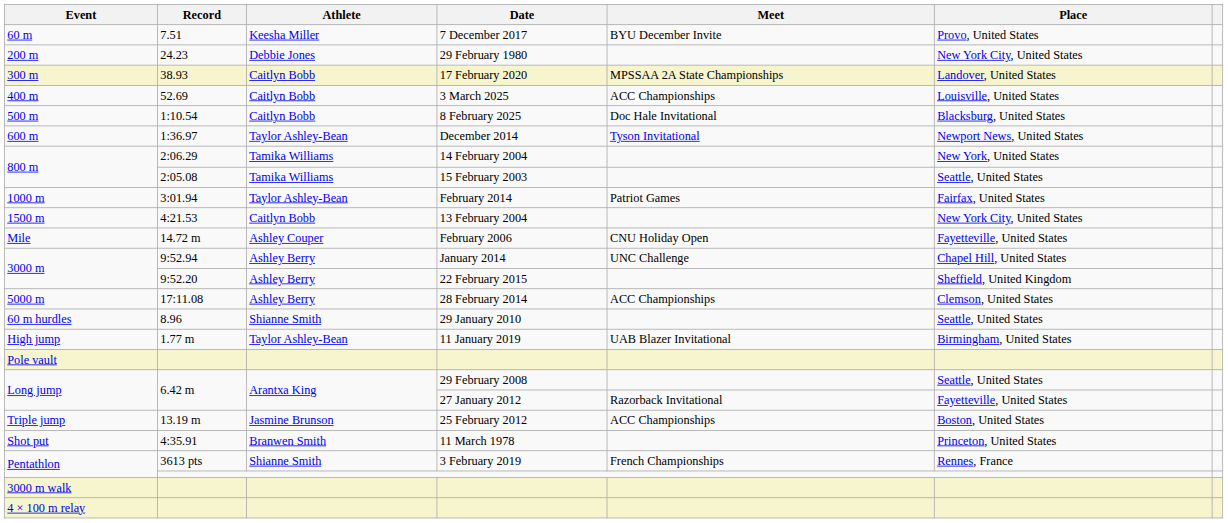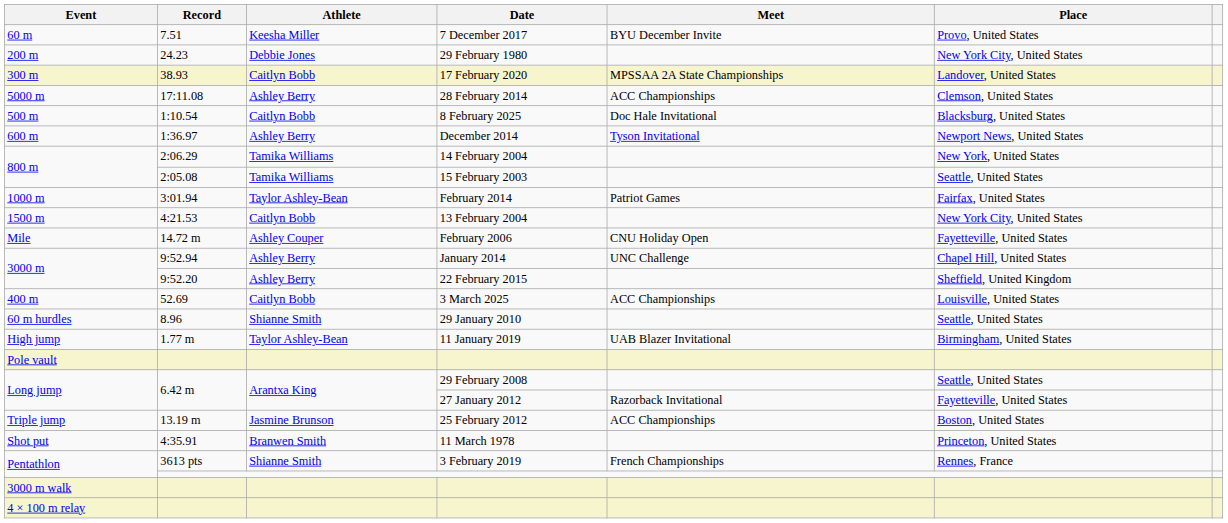rows swapped: (23, 96) <-> (26, 299)
(298, 136) Taylor Ashley-Bean -> (282, 136) Ashley Berry
